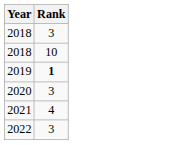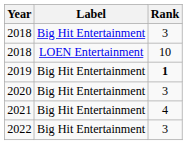+ column: (91, 14)
